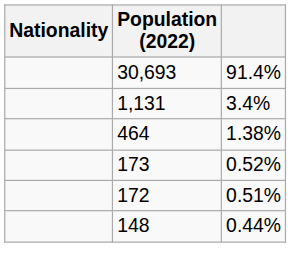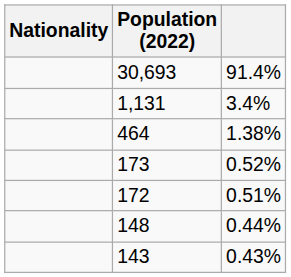+ row: (133, 256)
